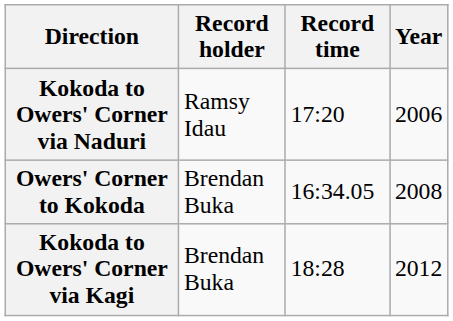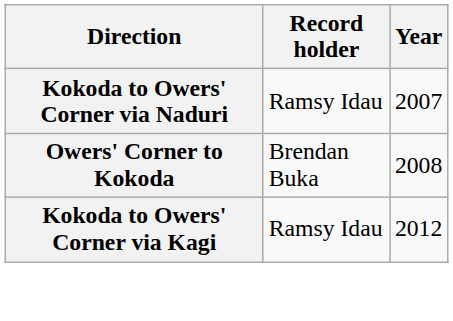- column: (337, 36)
(419, 114) 2006 -> (419, 100) 2007
(224, 269) Brendan Buka -> (326, 229) Ramsy Idau
